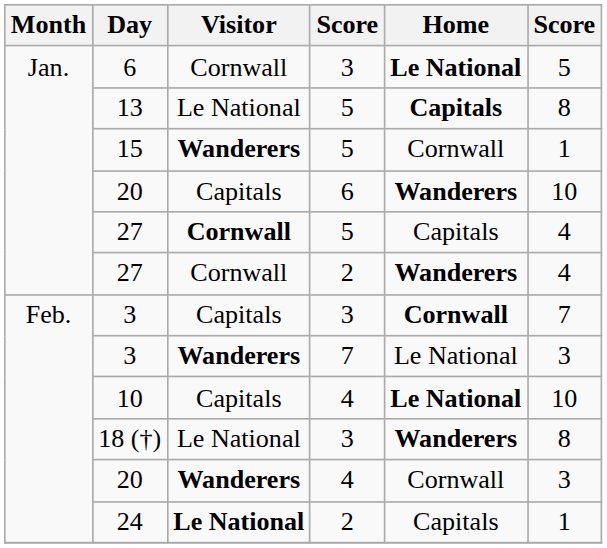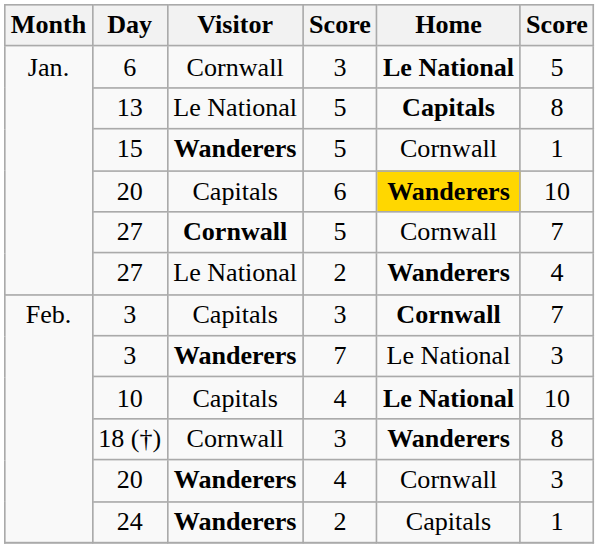(456, 190) no background -> (448, 190) gold background
(456, 231) Capitals -> (448, 231) Cornwall
(564, 231) 4 -> (557, 231) 7
(239, 273) Cornwall -> (235, 273) Le National
(239, 438) Le National -> (235, 438) Cornwall
(239, 521) Le National -> (235, 521) Wanderers
